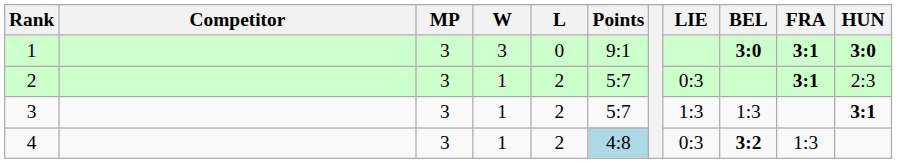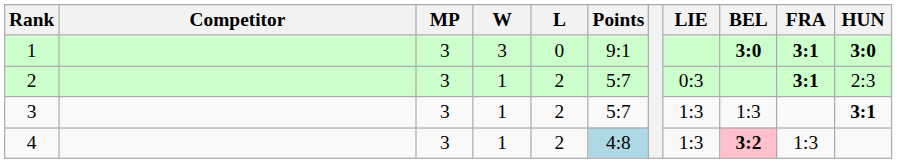(691, 142) 0:3 -> (691, 142) 1:3
(748, 142) no background -> (748, 142) pink background
